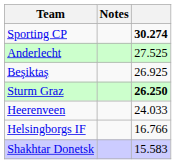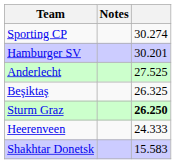(151, 33) bold -> (151, 33) normal
+ row: (44, 52)
(151, 72) 26.925 -> (151, 91) 26.325
(151, 110) 24.033 -> (151, 130) 24.333
- row: (46, 130)
